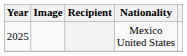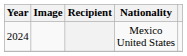(18, 36) 2025 -> (18, 36) 2024
